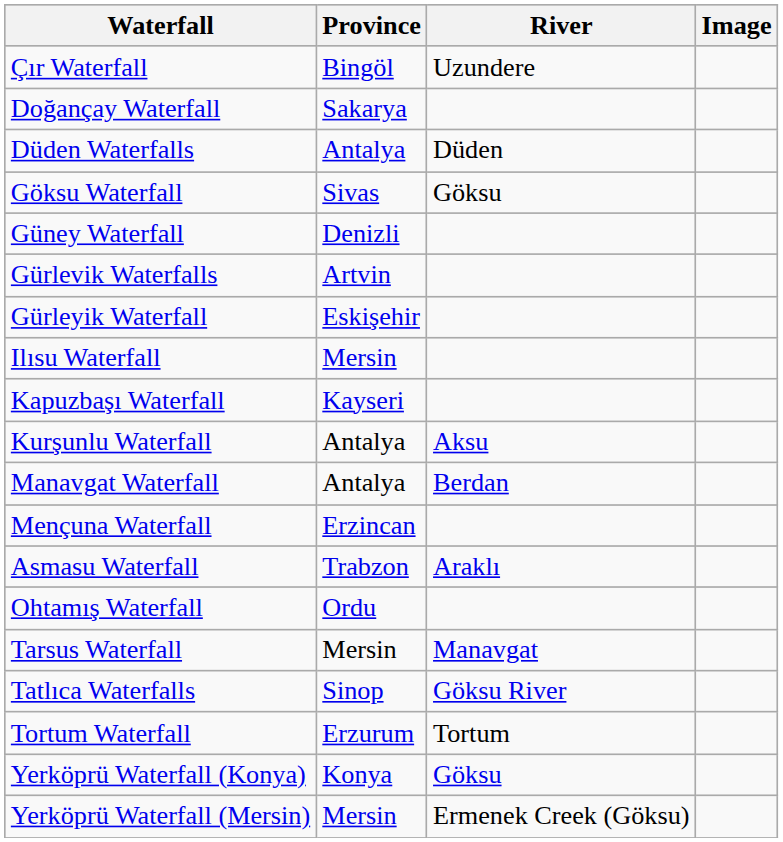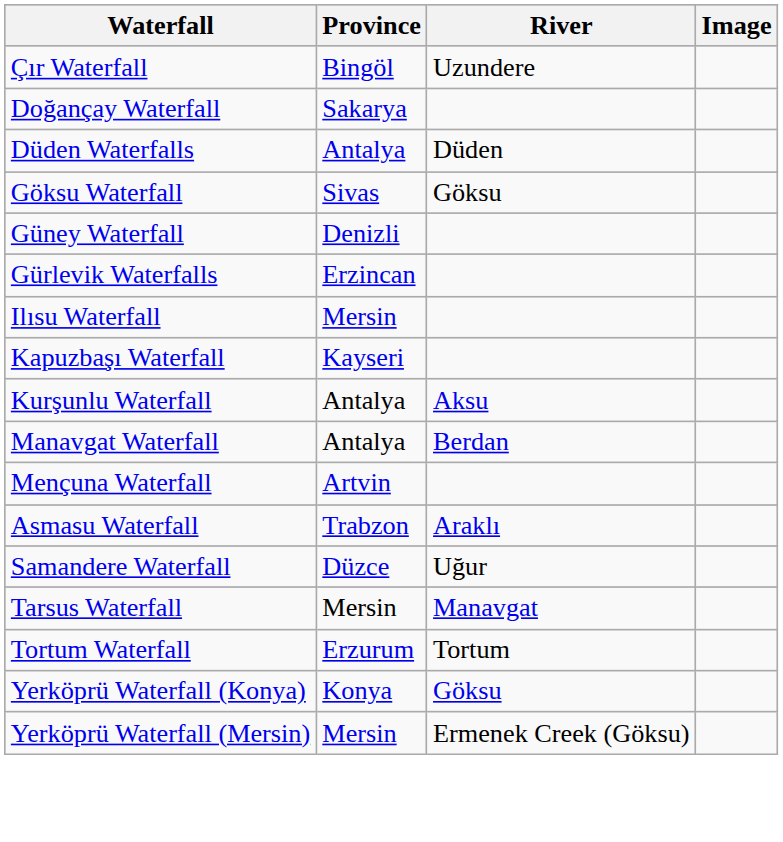(357, 274) Artvin -> (369, 274) Erzincan
- row: (109, 316)
(369, 524) Erzincan -> (357, 483) Artvin
- row: (107, 607)
+ row: (121, 566)
- row: (103, 691)
